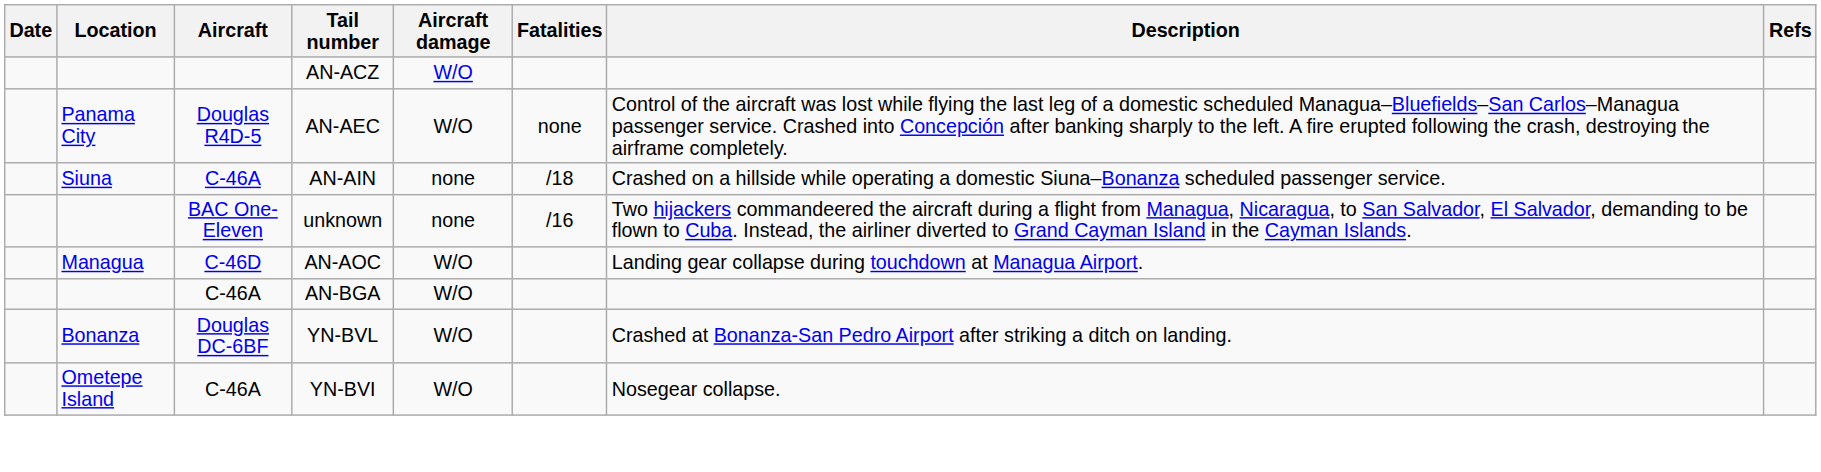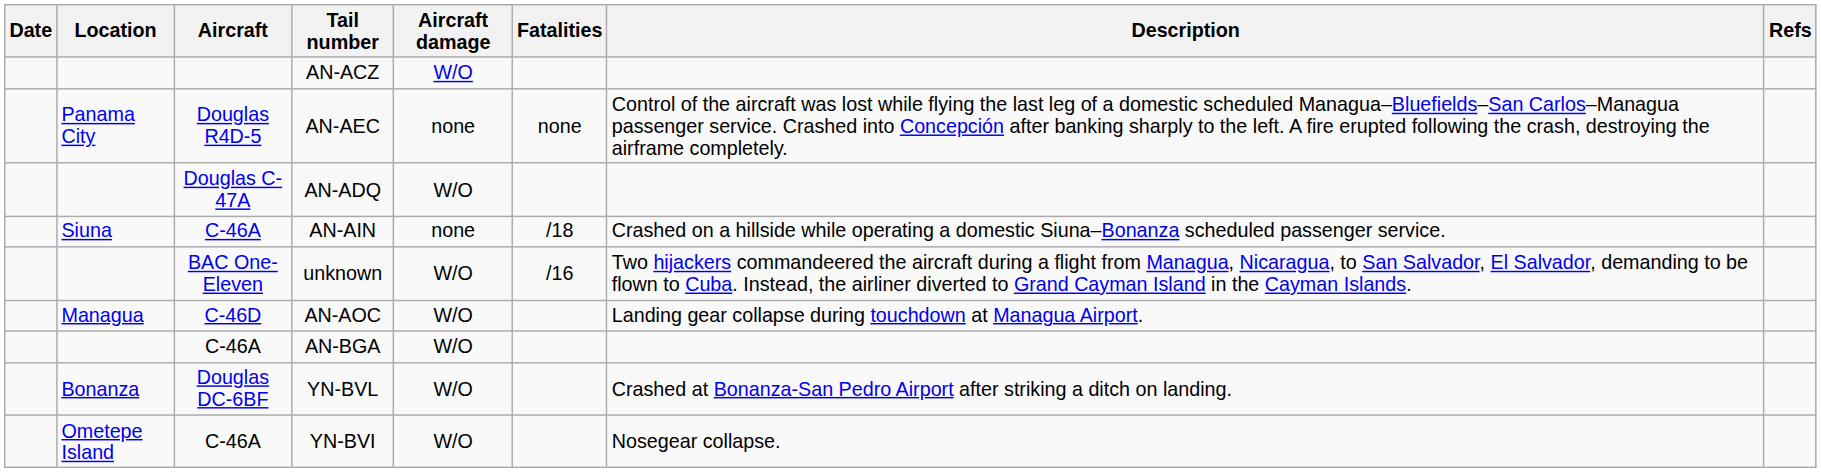(453, 126) W/O -> (453, 126) none
+ row: (343, 189)
(453, 220) none -> (453, 273) W/O
